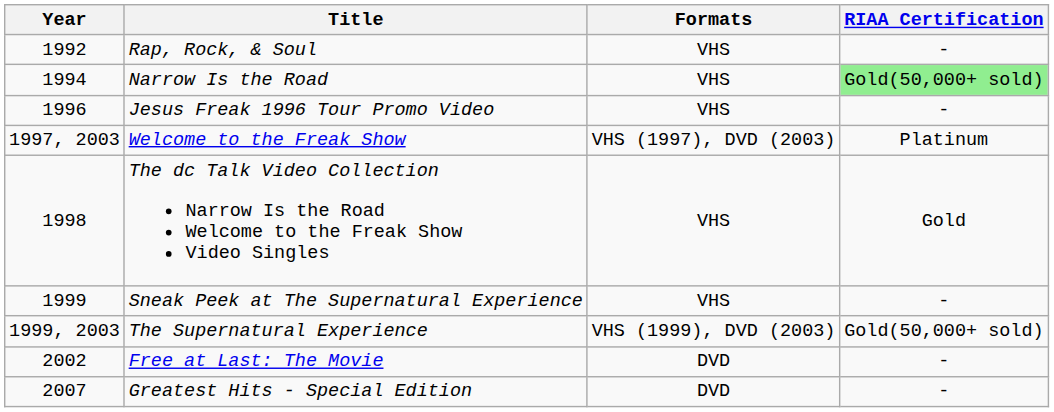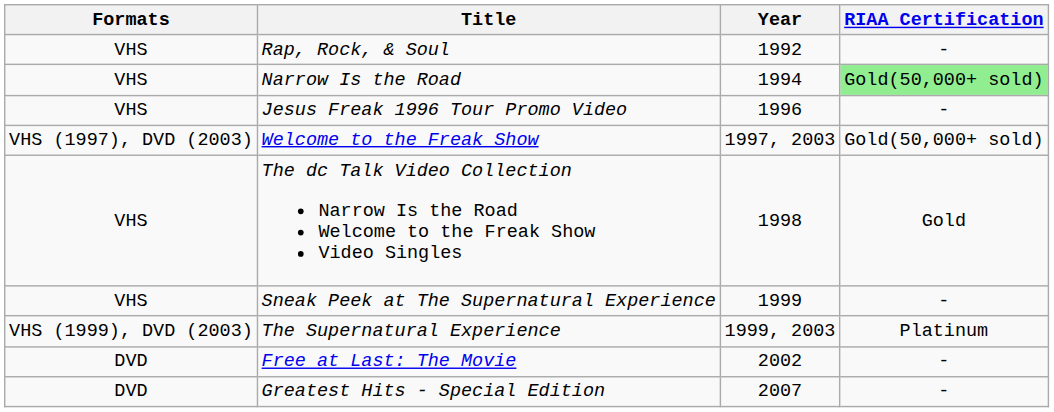columns swapped: (64, 20) <-> (714, 20)
(944, 140) Platinum -> (944, 140) Gold(50,000+ sold)
(944, 331) Gold(50,000+ sold) -> (944, 331) Platinum
